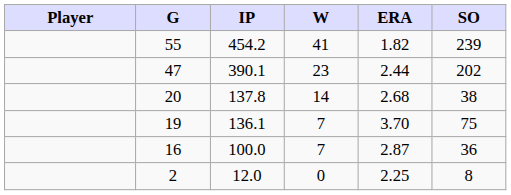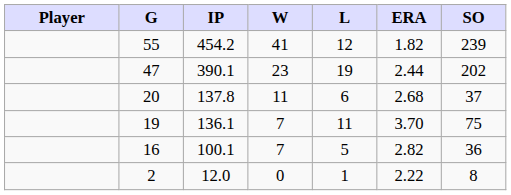+ column: (345, 17)
(321, 96) 14 -> (280, 96) 11
(469, 96) 38 -> (473, 96) 37
(247, 149) 100.0 -> (216, 149) 100.1
(395, 149) 2.87 -> (409, 149) 2.82
(395, 176) 2.25 -> (409, 176) 2.22
